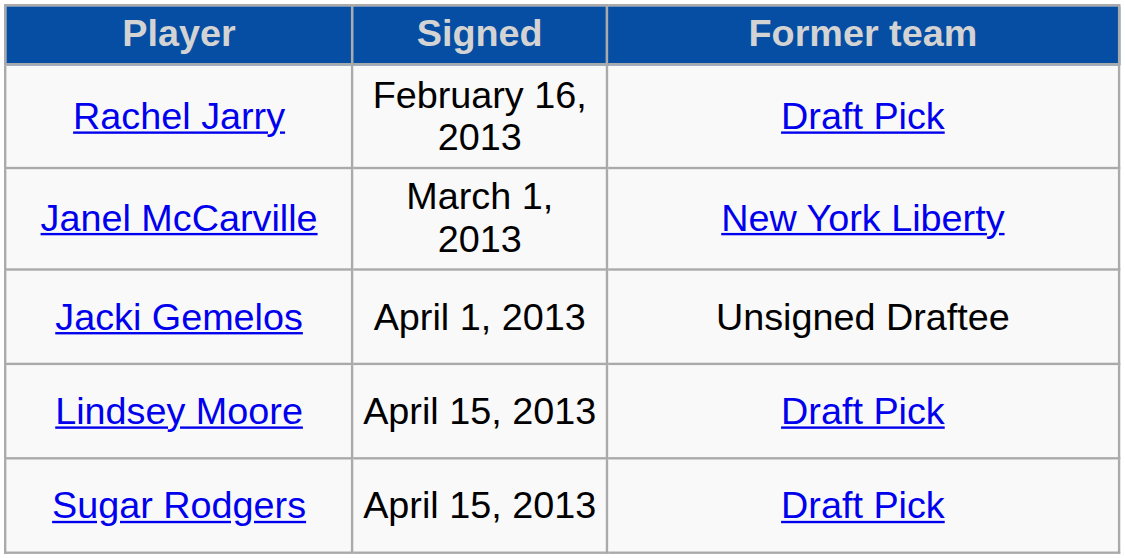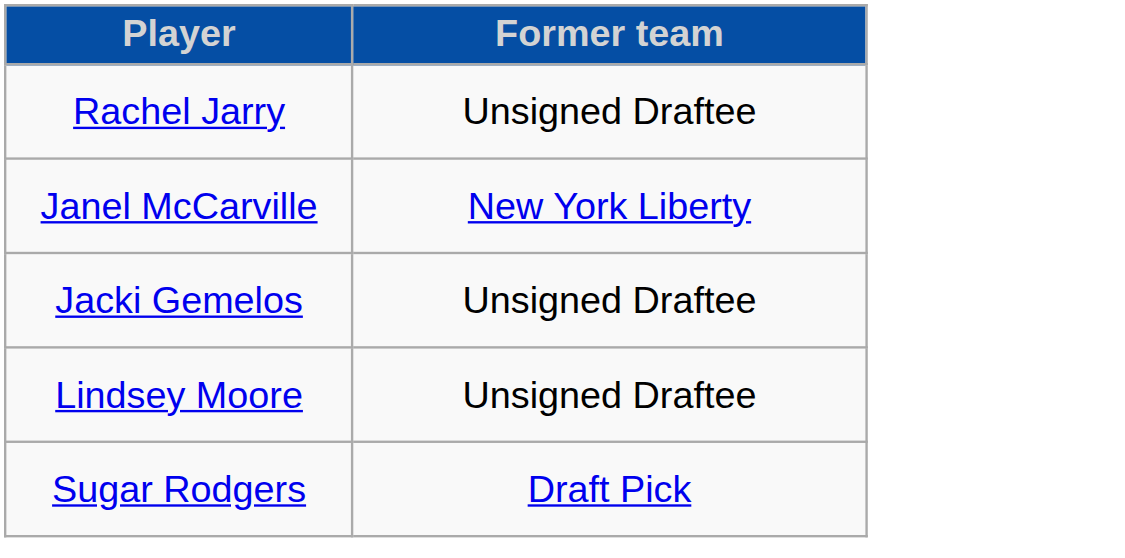- column: (480, 34)
(863, 115) Draft Pick -> (609, 111) Unsigned Draftee
(863, 410) Draft Pick -> (609, 394) Unsigned Draftee
